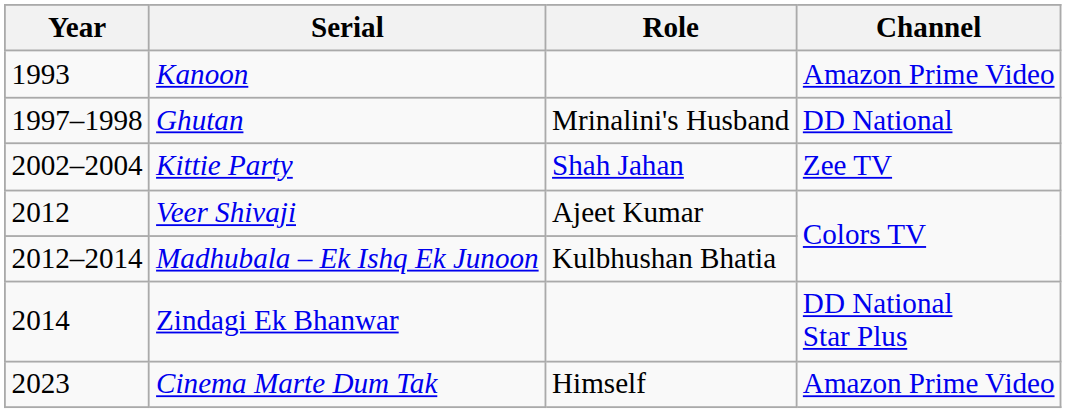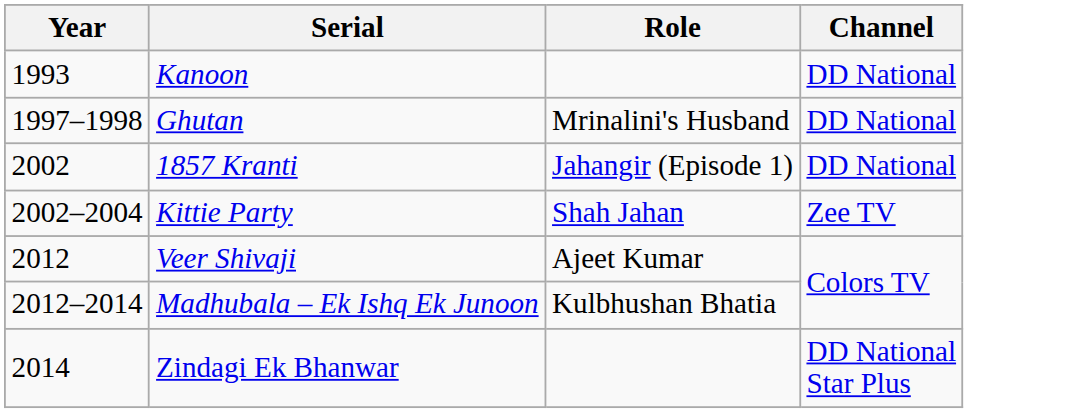(929, 73) Amazon Prime Video -> (881, 73) DD National
+ row: (227, 166)
- row: (297, 383)
